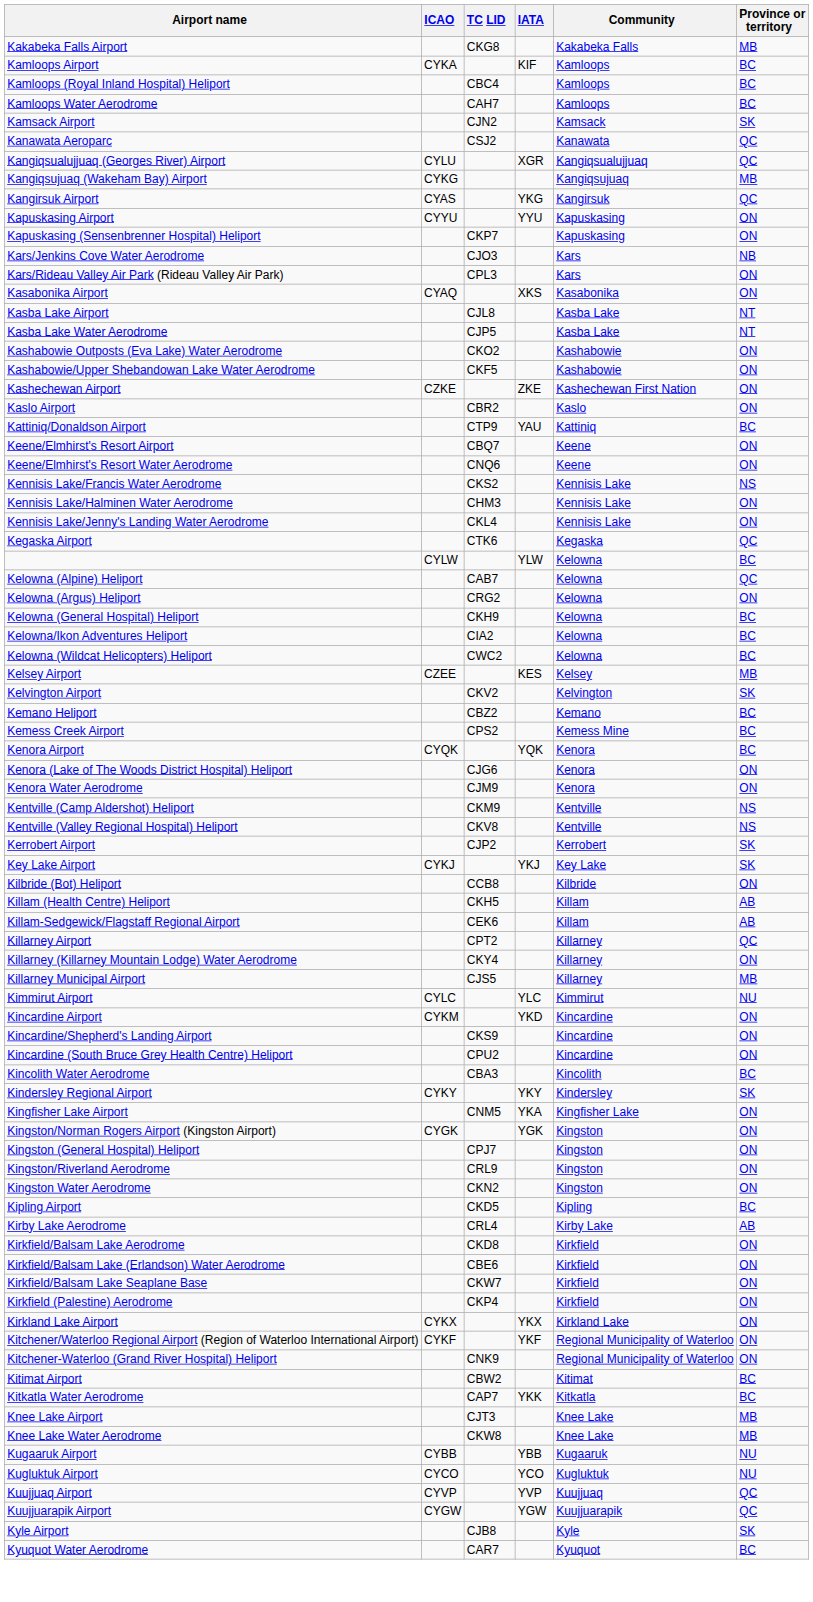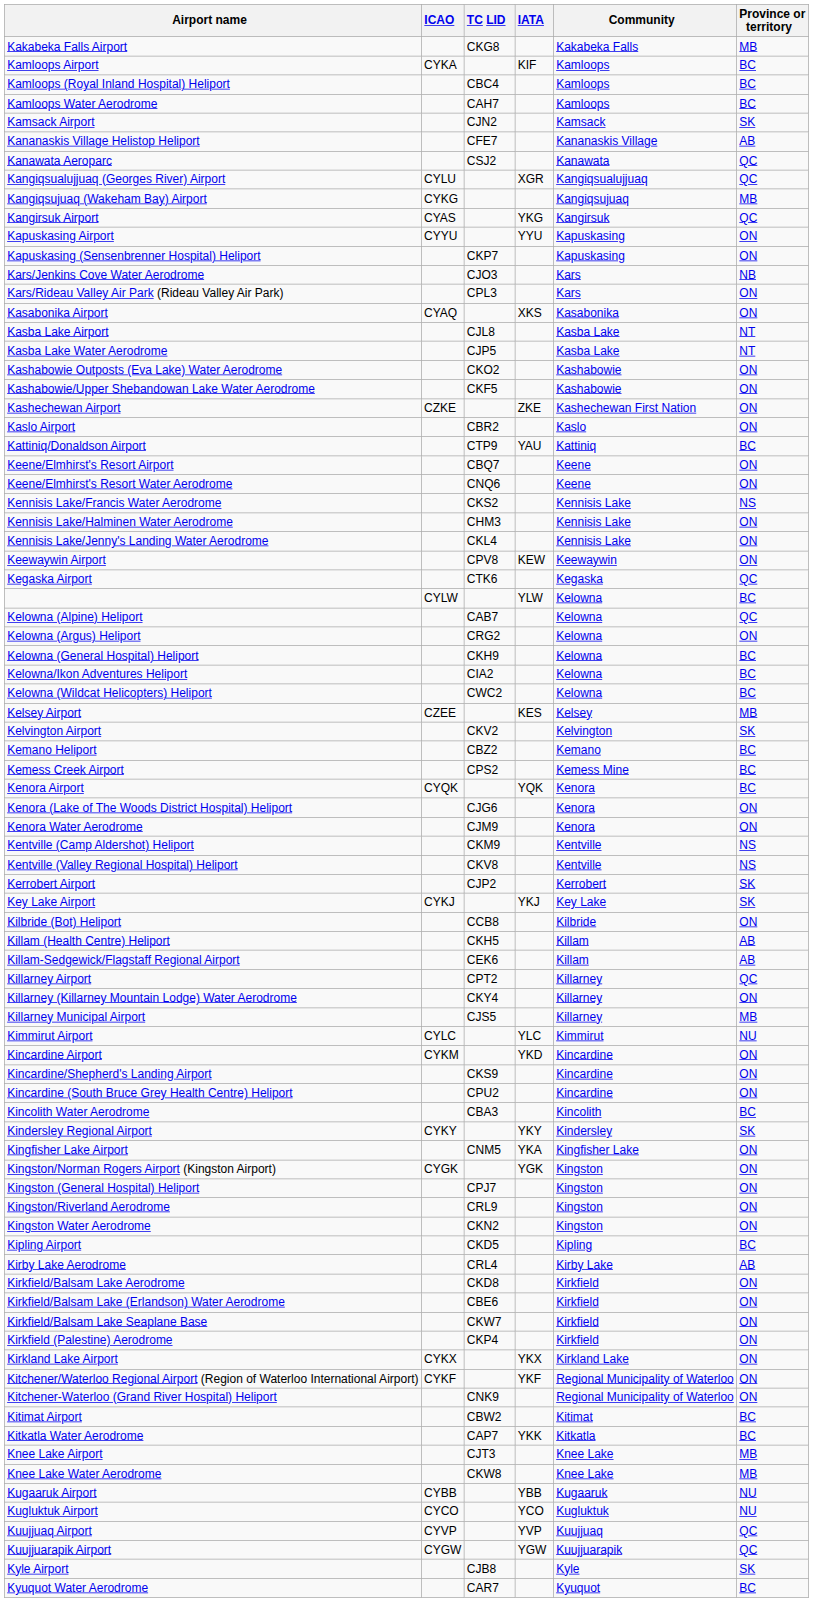+ row: (103, 141)
+ row: (56, 560)
